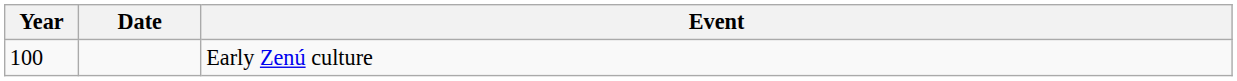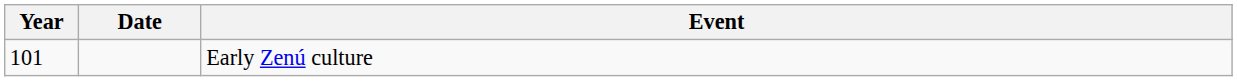(27, 57) 100 -> (27, 57) 101
